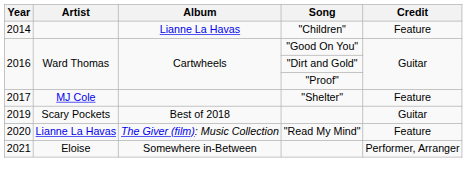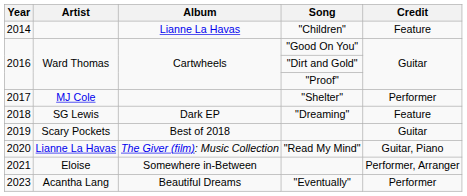(413, 98) Feature -> (413, 98) Performer
+ row: (19, 115)
(413, 132) Feature -> (413, 149) Guitar, Piano
+ row: (19, 183)
